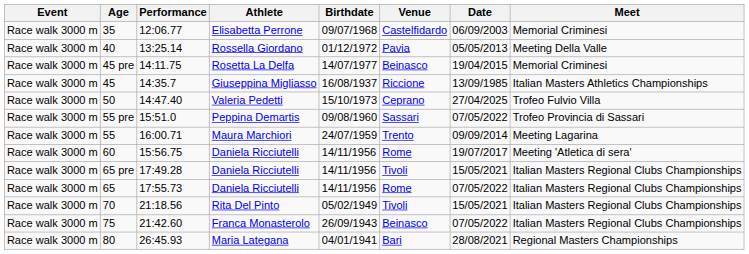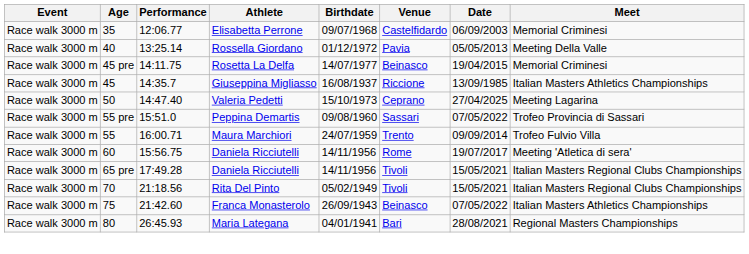(557, 100) Trofeo Fulvio Villa -> (555, 100) Meeting Lagarina
(555, 135) Meeting Lagarina -> (557, 135) Trofeo Fulvio Villa
- row: (109, 188)
(627, 223) Italian Masters Regional Clubs Championships -> (610, 205) Italian Masters Athletics Championships
